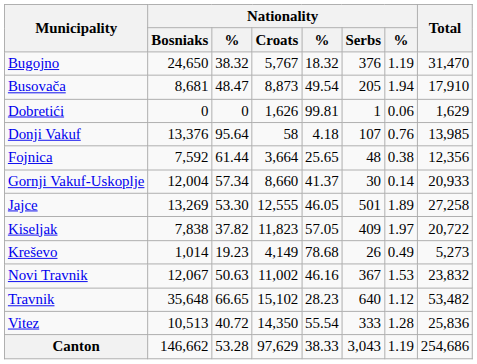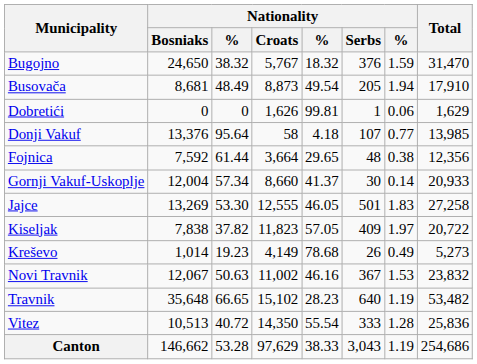(401, 63) 1.19 -> (401, 63) 1.59
(232, 87) 48.47 -> (232, 87) 48.49
(401, 134) 0.76 -> (401, 134) 0.77
(322, 157) 25.65 -> (322, 157) 29.65
(401, 205) 1.89 -> (401, 205) 1.83
(401, 299) 1.12 -> (401, 299) 1.19
